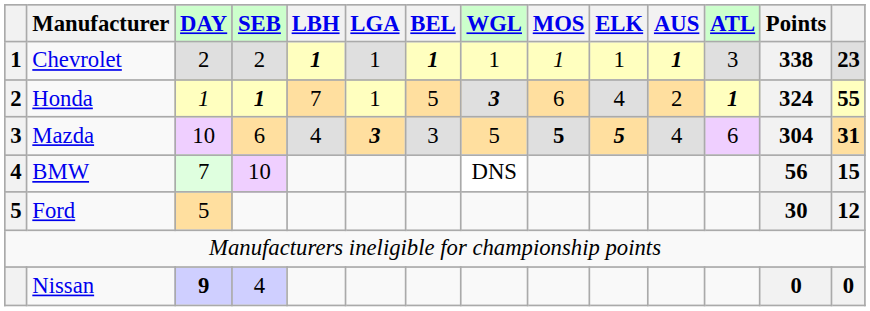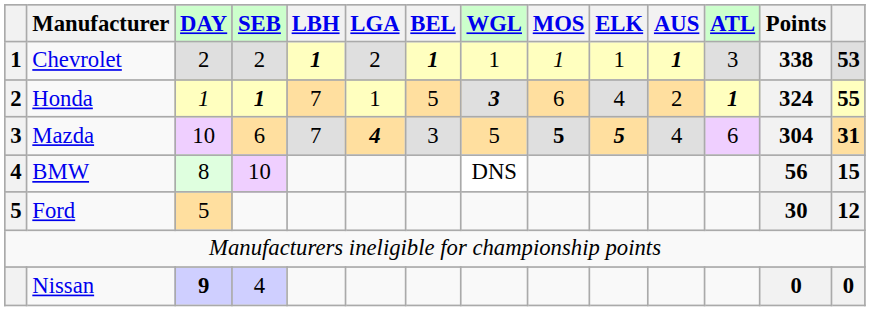(375, 60) 1 -> (375, 60) 2
(849, 60) 23 -> (849, 60) 53
(316, 135) 4 -> (316, 135) 7
(375, 135) 3 -> (375, 135) 4
(204, 172) 7 -> (204, 172) 8
